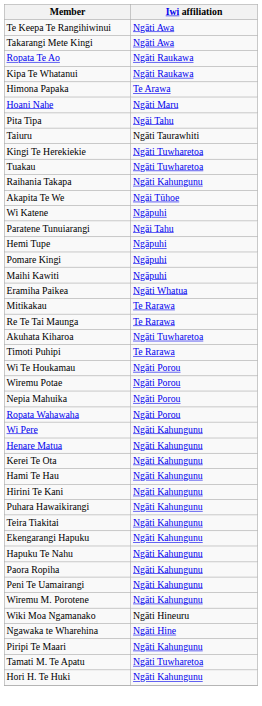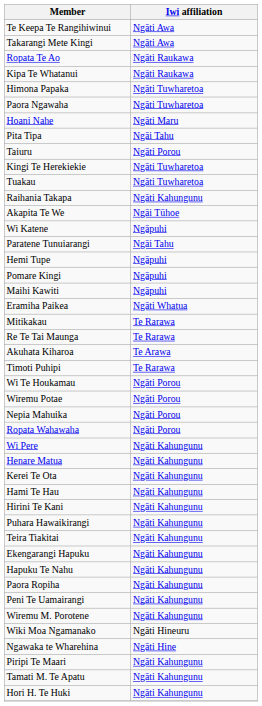(152, 89) Te Arawa -> (168, 89) Ngāti Tuwharetoa
+ row: (37, 105)
(166, 136) Ngāti Taurawhiti -> (157, 151) Ngāti Porou
(168, 337) Ngāti Tuwharetoa -> (152, 352) Te Arawa
(168, 662) Ngāti Tuwharetoa -> (168, 677) Ngāti Kahungunu
